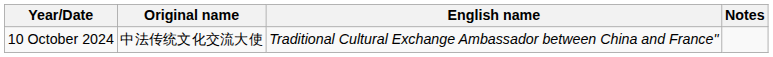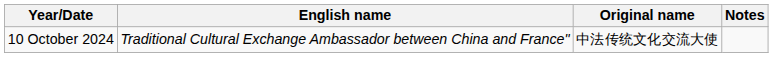columns swapped: (192, 15) <-> (494, 15)
